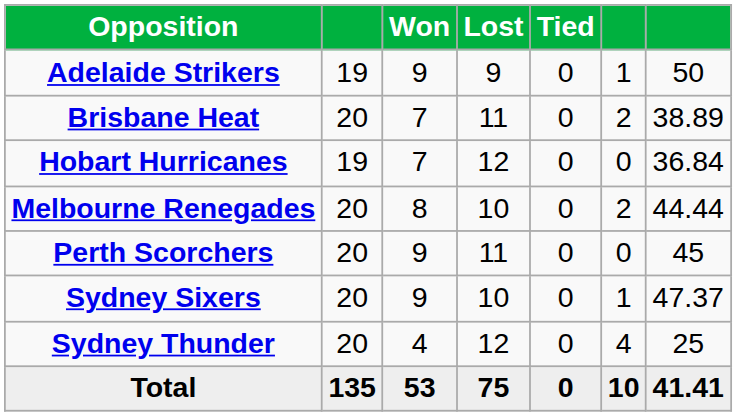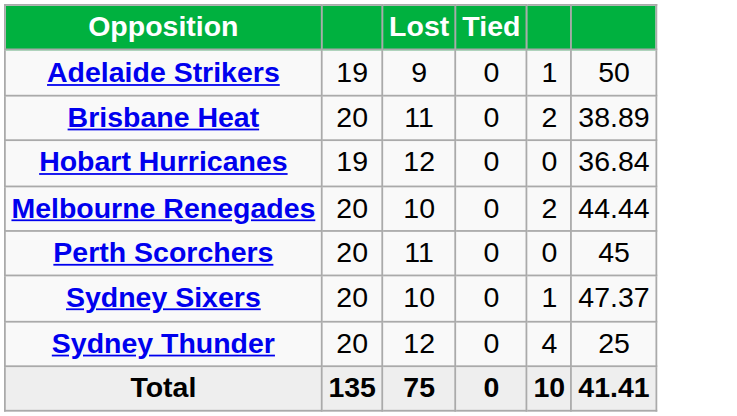- column: (420, 27)
